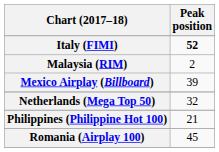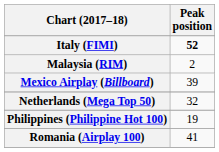(192, 119) 21 -> (192, 119) 19
(192, 138) 45 -> (192, 138) 41
